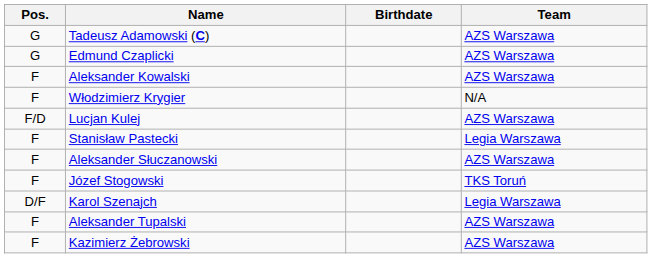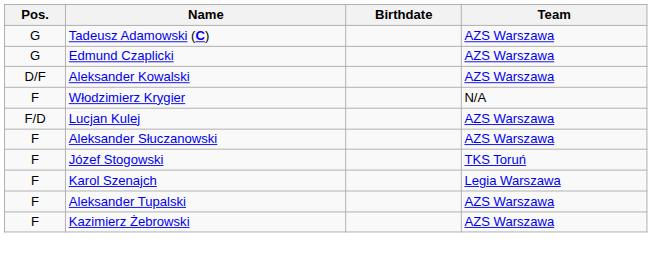(35, 77) F -> (35, 77) D/F
- row: (123, 139)
(35, 202) D/F -> (35, 181) F
